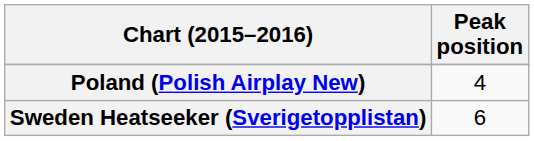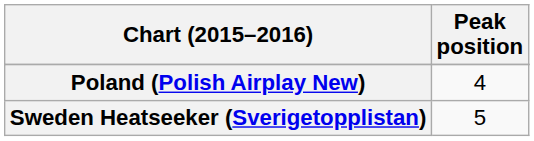(480, 117) 6 -> (480, 117) 5
